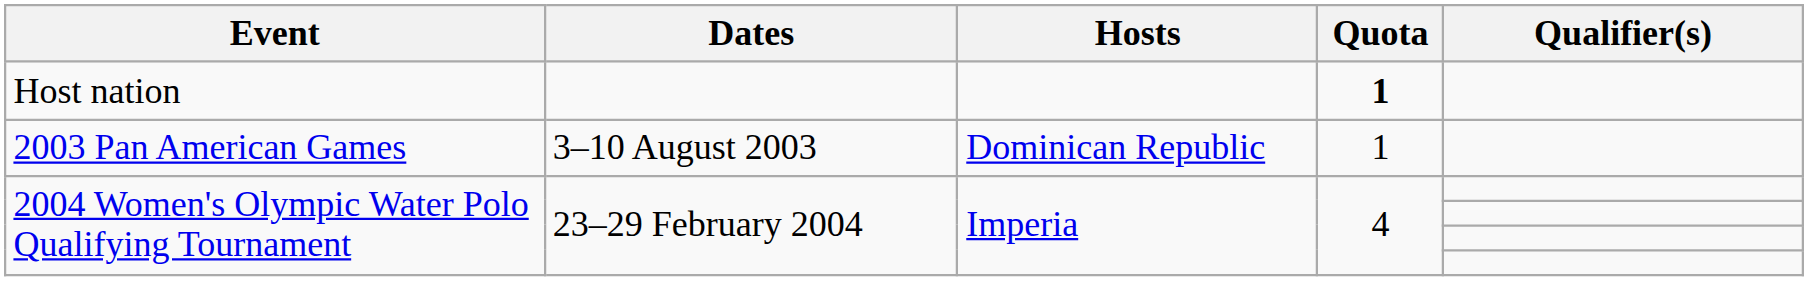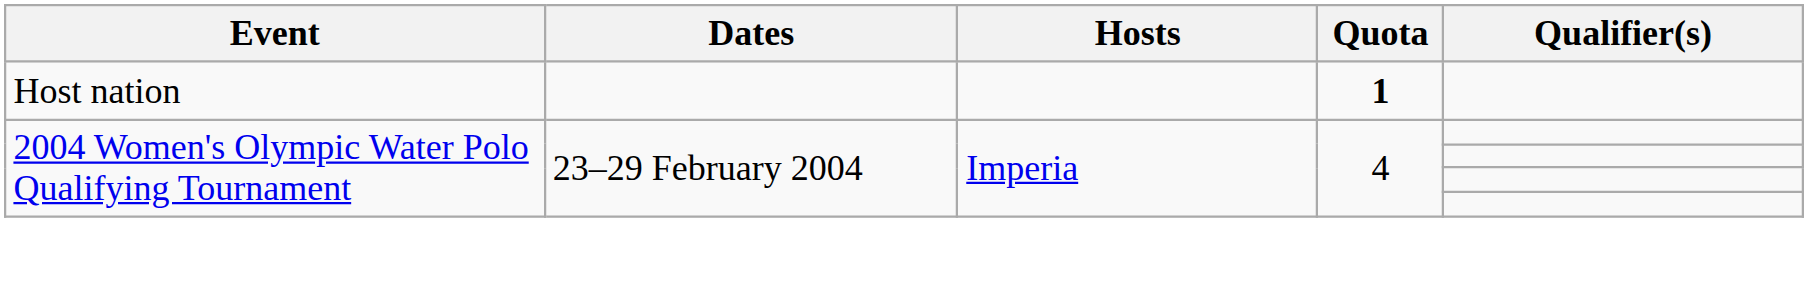- row: (210, 147)
